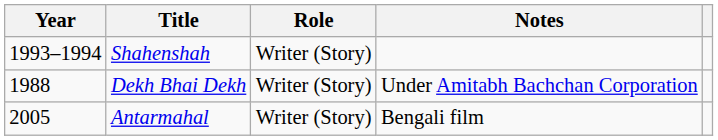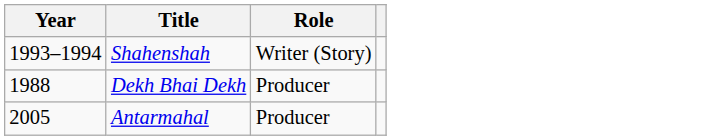- column: (539, 20)
(314, 85) Writer (Story) -> (293, 85) Producer
(314, 118) Writer (Story) -> (293, 118) Producer
